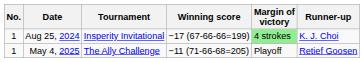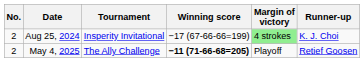(14, 36) 1 -> (14, 36) 2
(14, 51) 1 -> (14, 51) 2
(209, 51) normal -> (209, 51) bold
